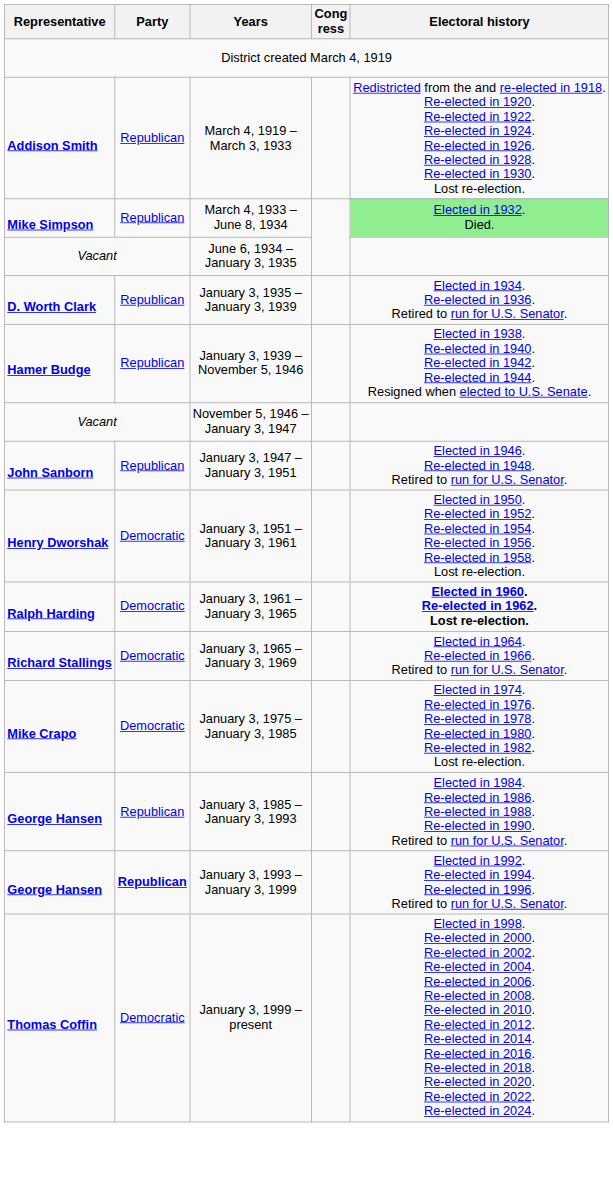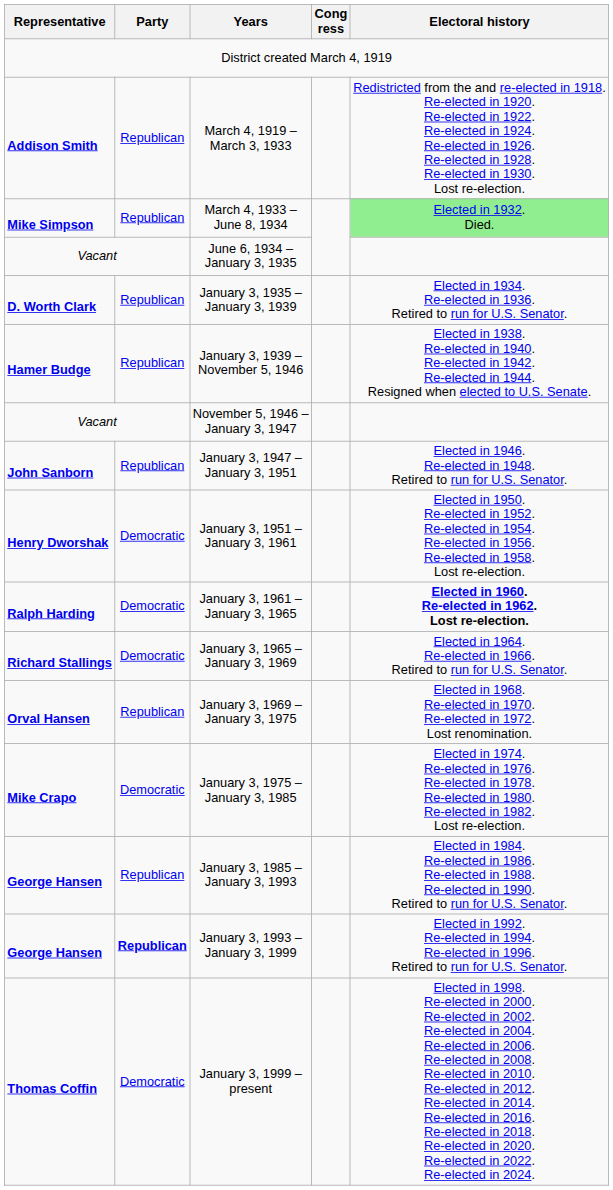+ row: (251, 712)
